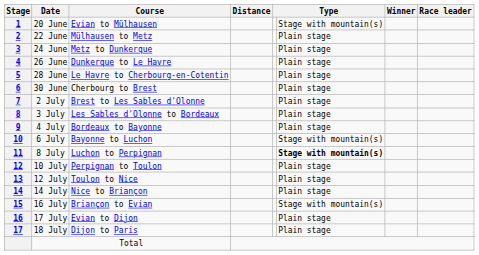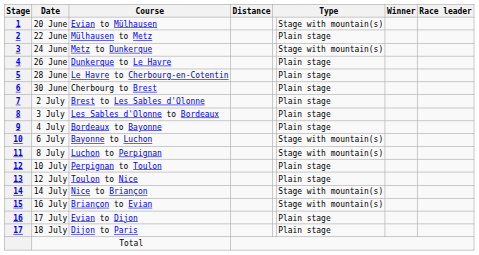(304, 50) Plain stage -> (331, 50) Stage with mountain(s)
(331, 153) bold -> (331, 153) normal
(304, 192) Plain stage -> (331, 192) Stage with mountain(s)
